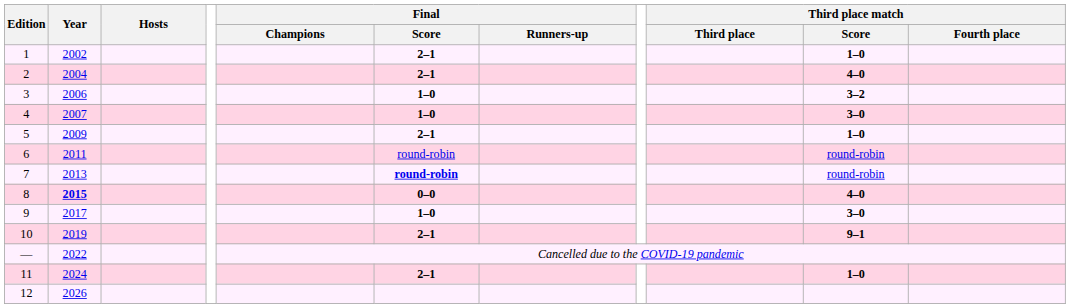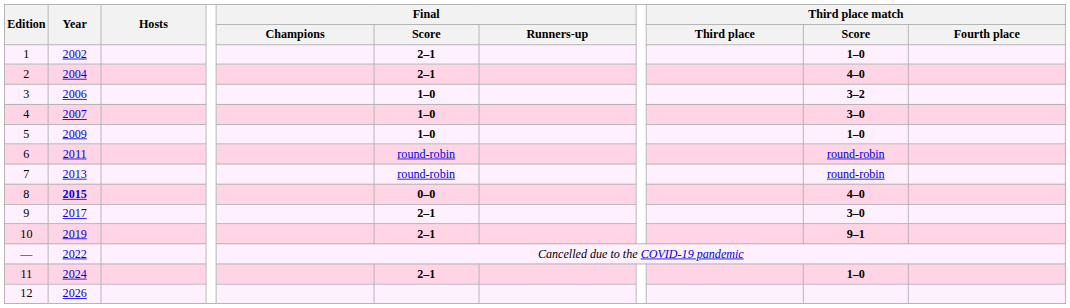(426, 134) 2–1 -> (426, 134) 1–0
(426, 174) bold -> (426, 174) normal
(426, 214) 1–0 -> (426, 214) 2–1
